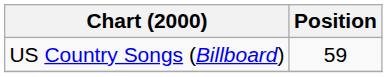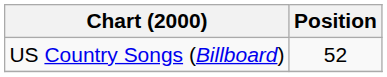(335, 54) 59 -> (335, 54) 52
